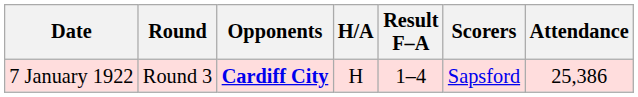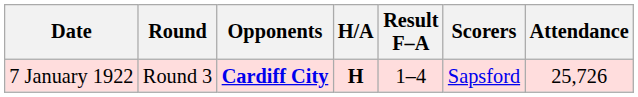(356, 75) normal -> (356, 75) bold
(579, 75) 25,386 -> (579, 75) 25,726
